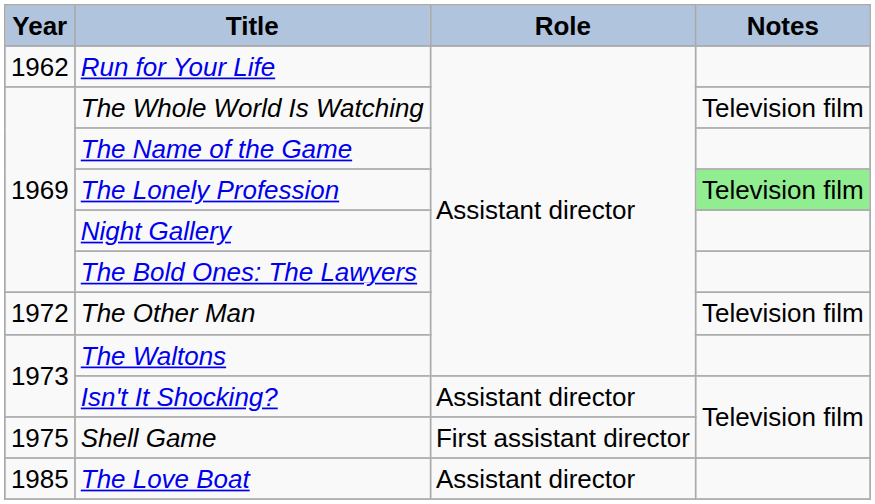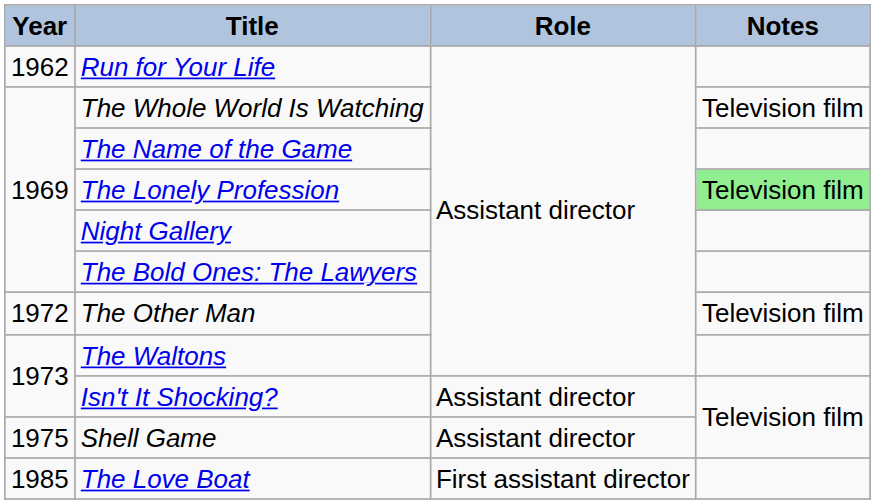(563, 437) First assistant director -> (535, 437) Assistant director
(535, 478) Assistant director -> (563, 478) First assistant director
